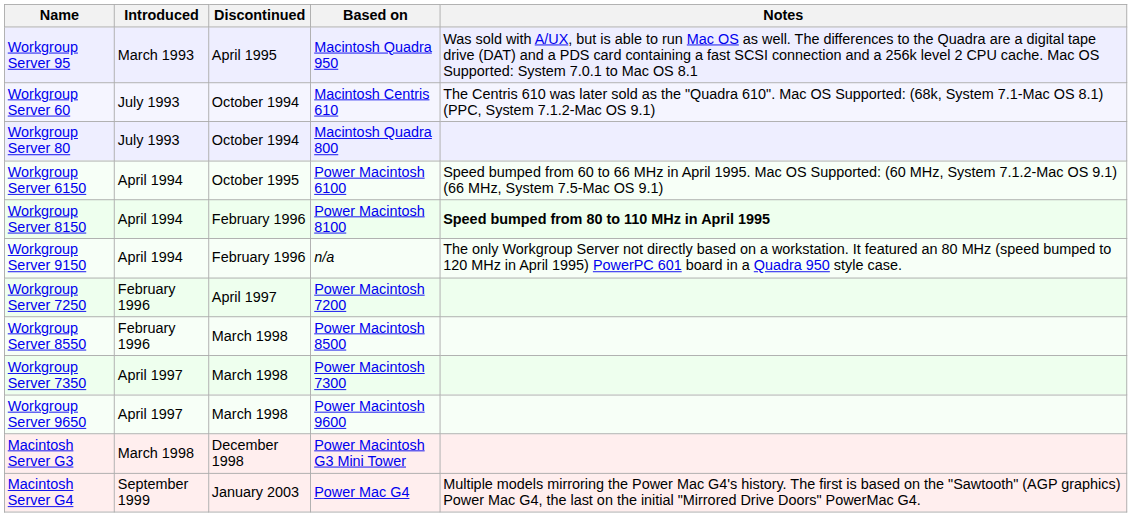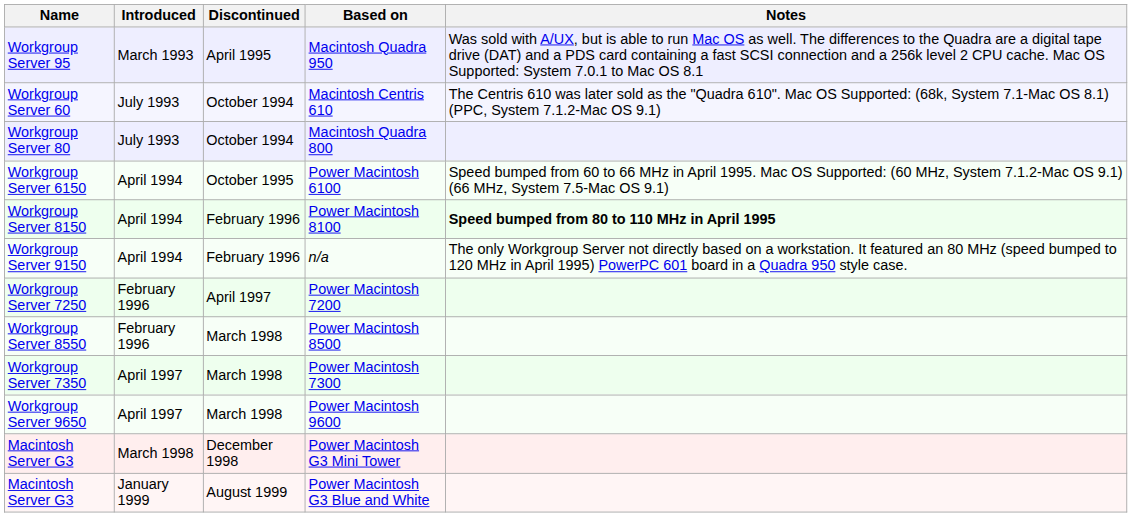+ row: (369, 492)
- row: (362, 492)
